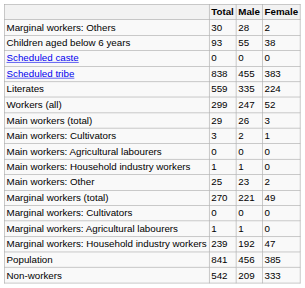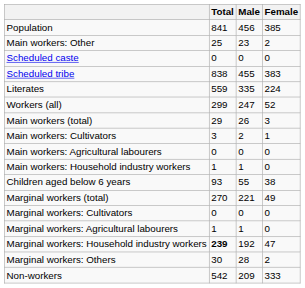rows swapped: (30, 259) <-> (61, 27)
rows swapped: (68, 43) <-> (50, 182)
(219, 244) normal -> (219, 244) bold
